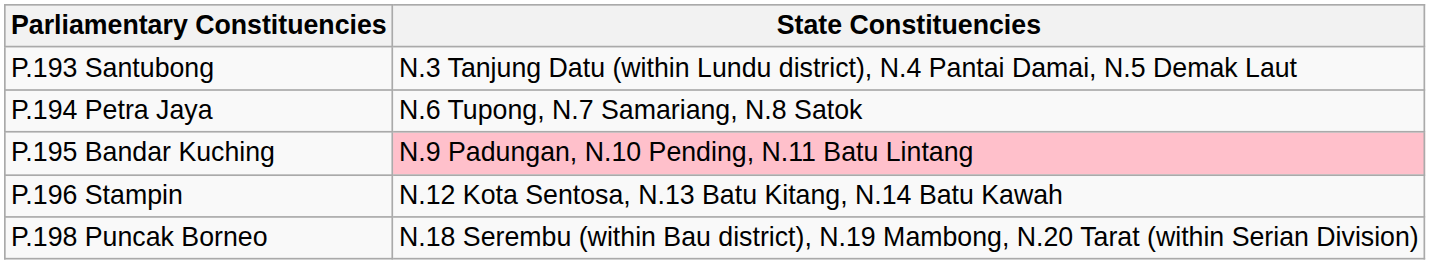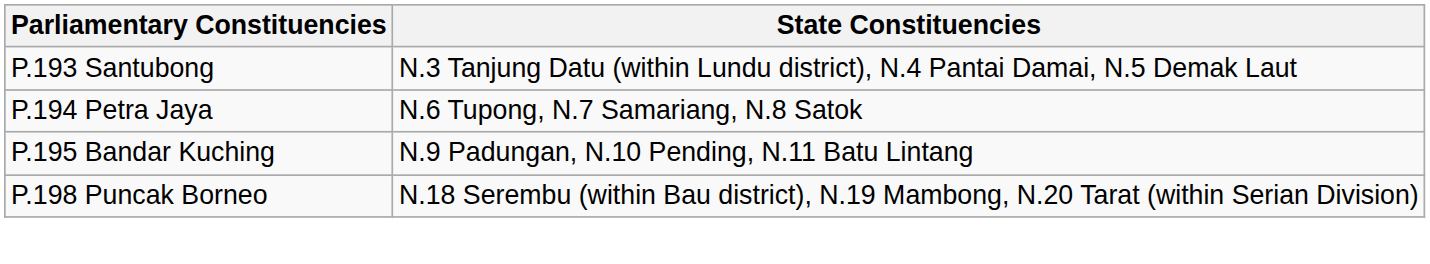(686, 152) pink background -> (686, 152) no background
- row: (97, 195)
